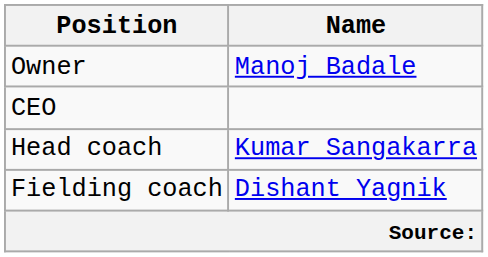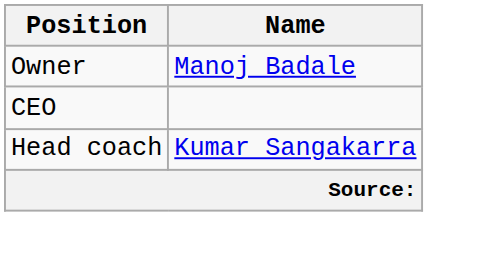- row: (117, 190)
